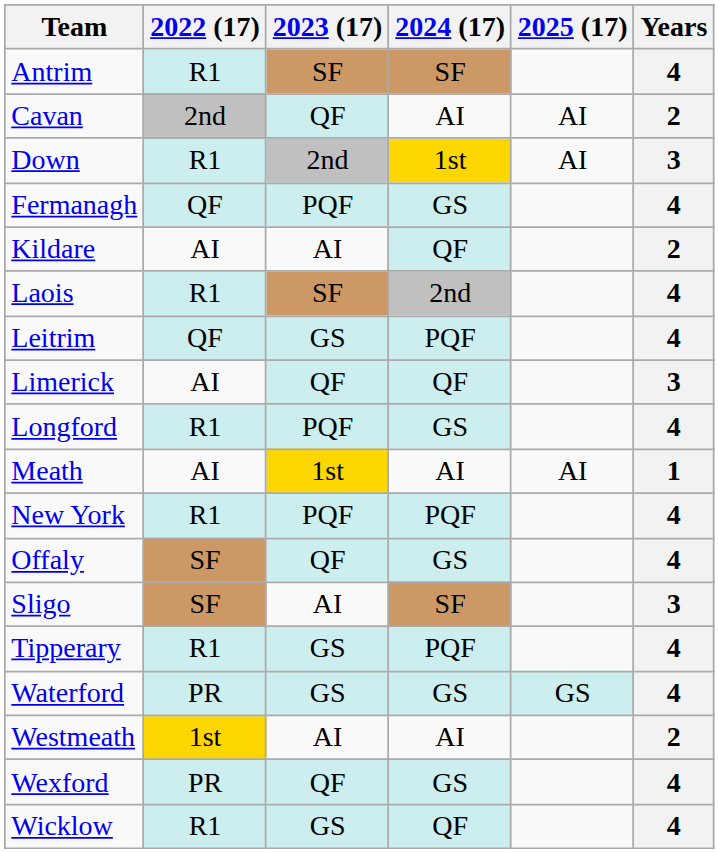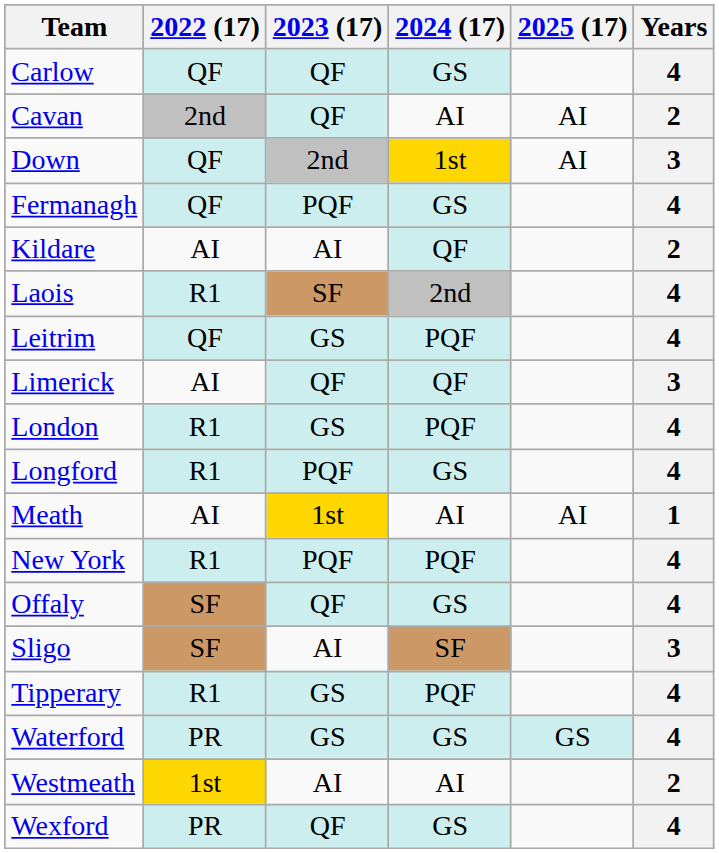- row: (52, 71)
+ row: (53, 71)
(205, 159) R1 -> (205, 159) QF
+ row: (55, 426)
- row: (62, 826)
